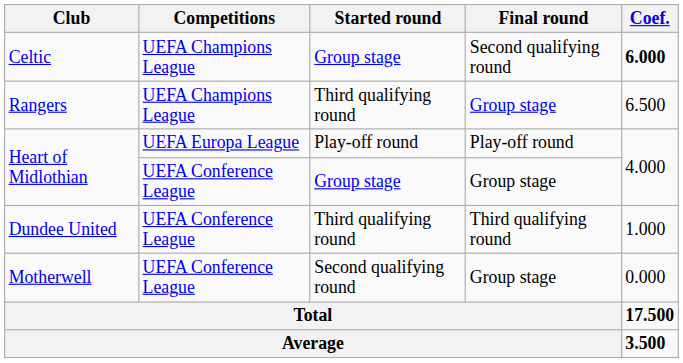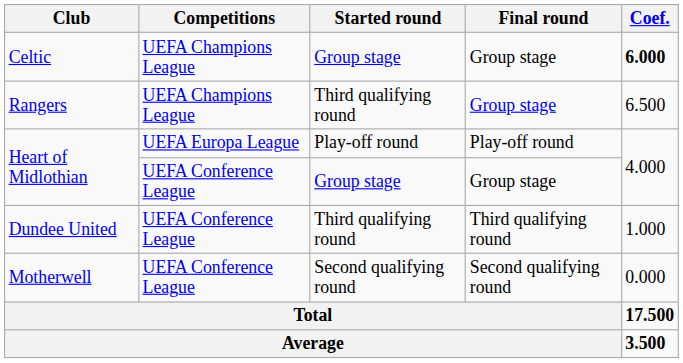(535, 56) Second qualifying round -> (513, 56) Group stage
(513, 277) Group stage -> (535, 277) Second qualifying round
